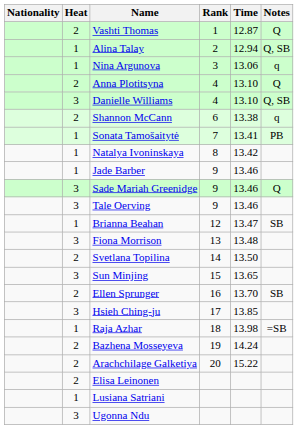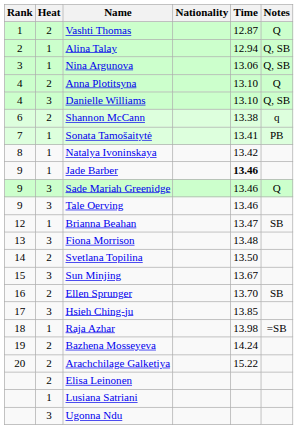columns swapped: (215, 13) <-> (33, 13)
(277, 65) q -> (277, 65) Q, SB
(246, 170) normal -> (246, 170) bold
(246, 275) 13.65 -> (246, 275) 13.67
